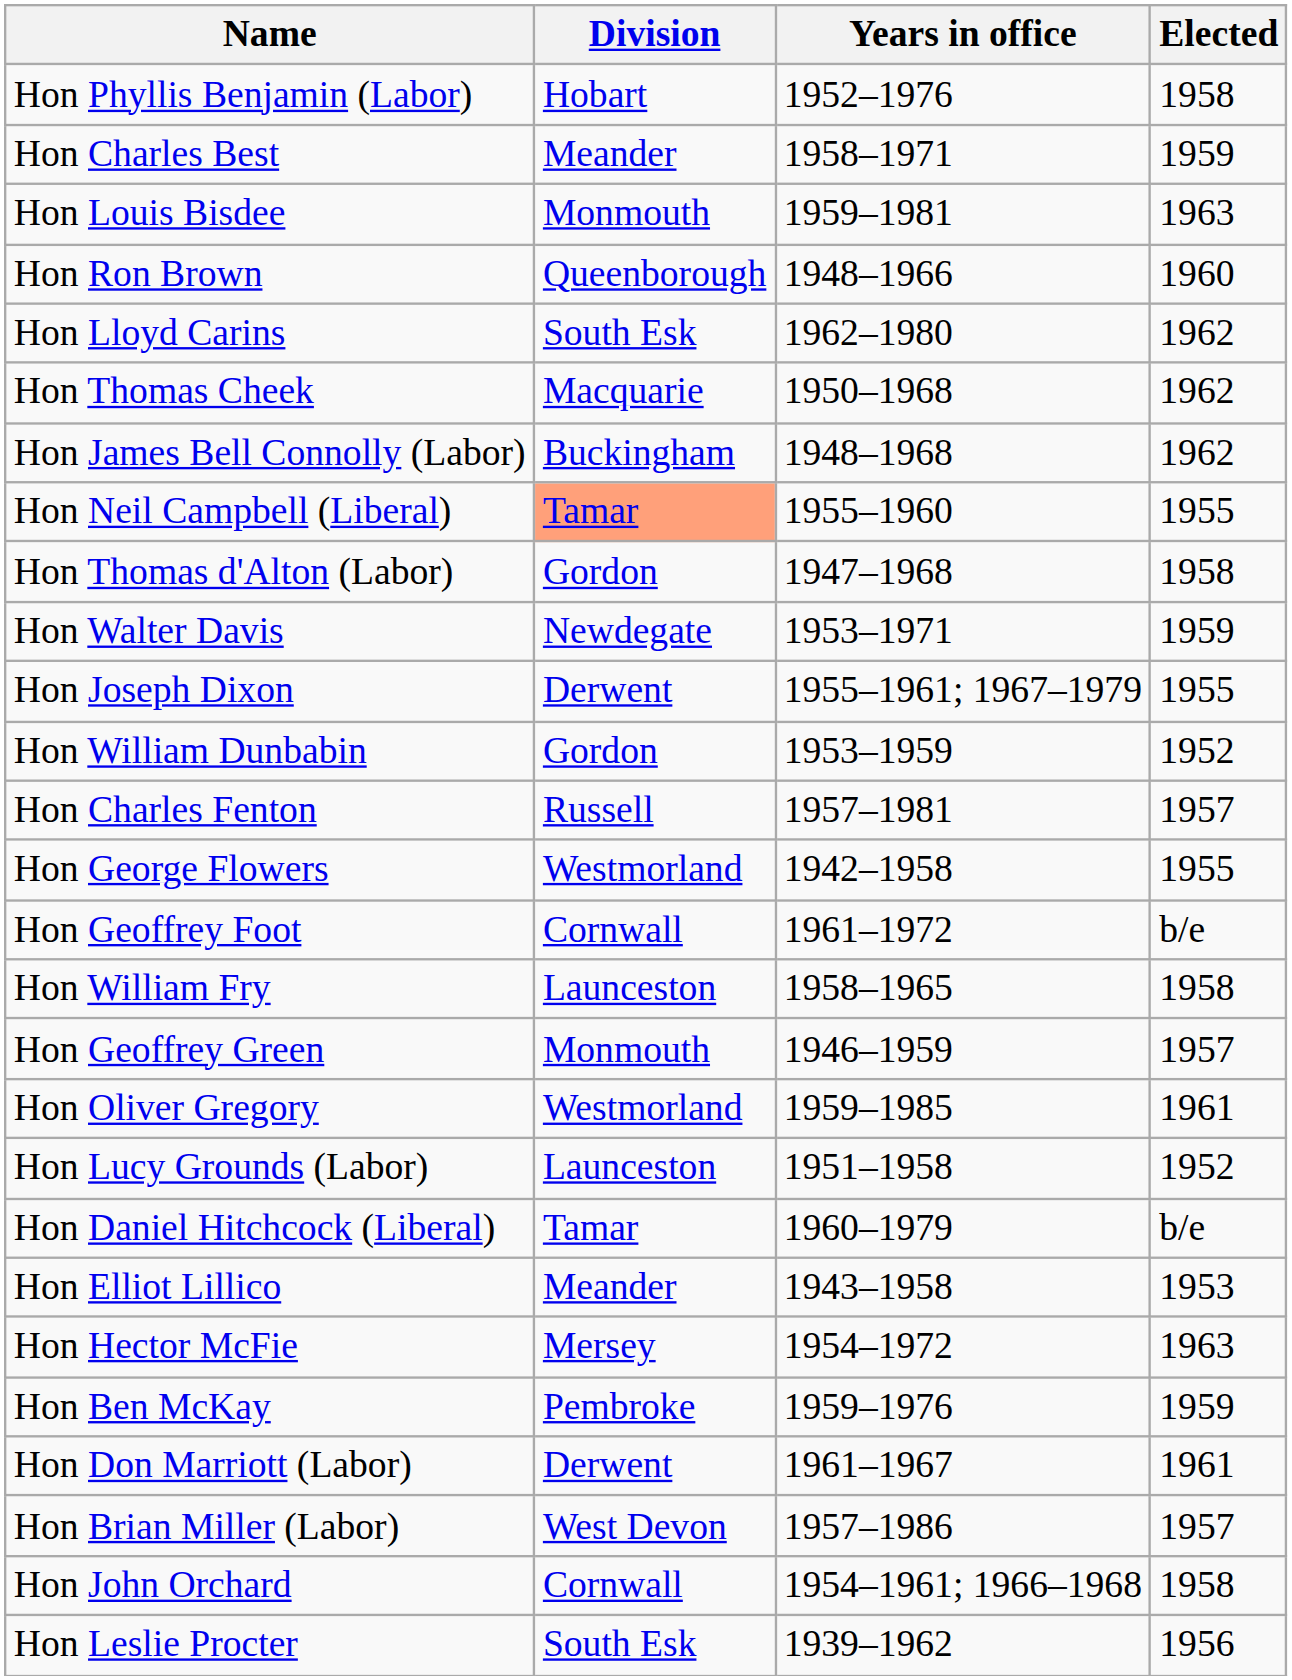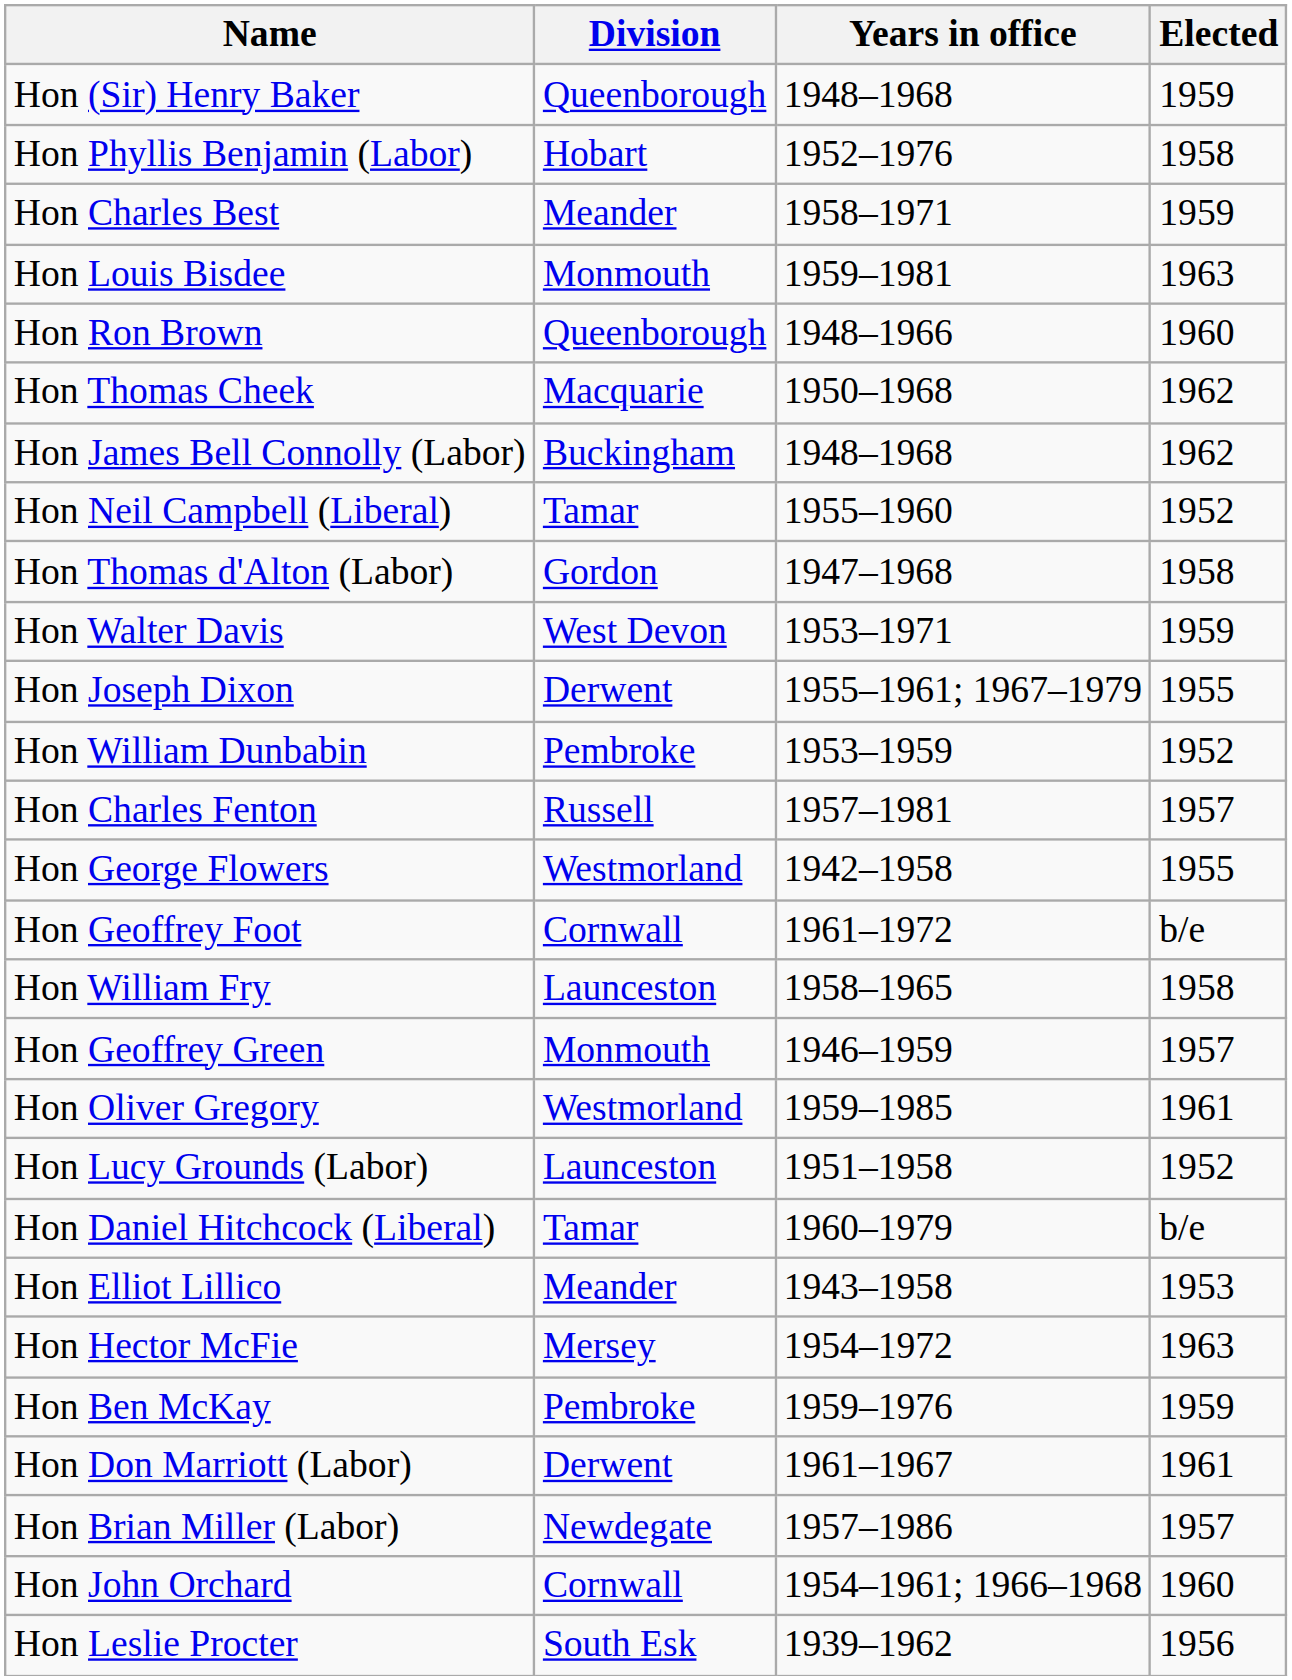+ row: (187, 93)
- row: (150, 332)
(591, 511) lightsalmon background -> (591, 511) no background
(1197, 511) 1955 -> (1197, 511) 1952
(627, 630) Newdegate -> (635, 630) West Devon
(600, 749) Gordon -> (619, 749) Pembroke
(635, 1525) West Devon -> (627, 1525) Newdegate
(1197, 1584) 1958 -> (1197, 1584) 1960
